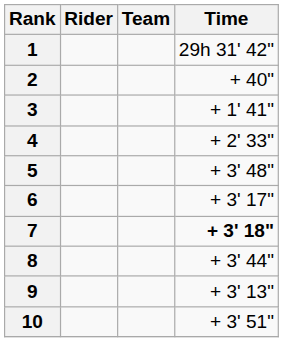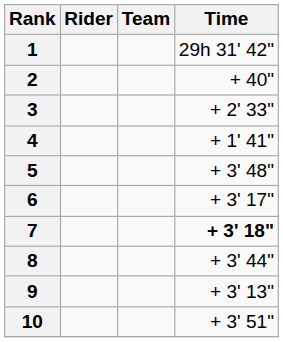(242, 110) + 1' 41" -> (242, 110) + 2' 33"
(242, 140) + 2' 33" -> (242, 140) + 1' 41"
